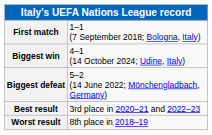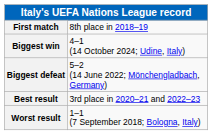(138, 32) 1–1 (7 September 2018; Bologna, Italy) -> (138, 27) 8th place in 2018–19
(138, 122) 8th place in 2018–19 -> (138, 117) 1–1 (7 September 2018; Bologna, Italy)
